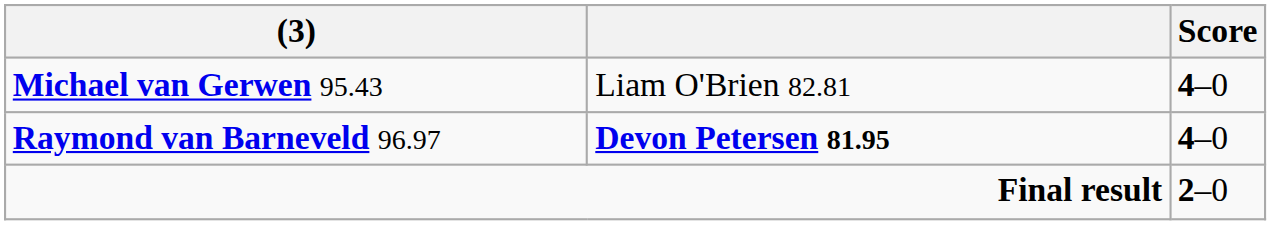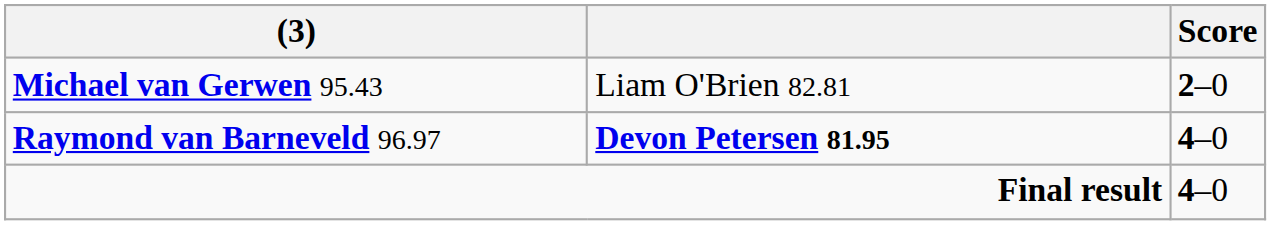(1203, 84) 4–0 -> (1203, 84) 2–0
(1203, 191) 2–0 -> (1203, 191) 4–0
